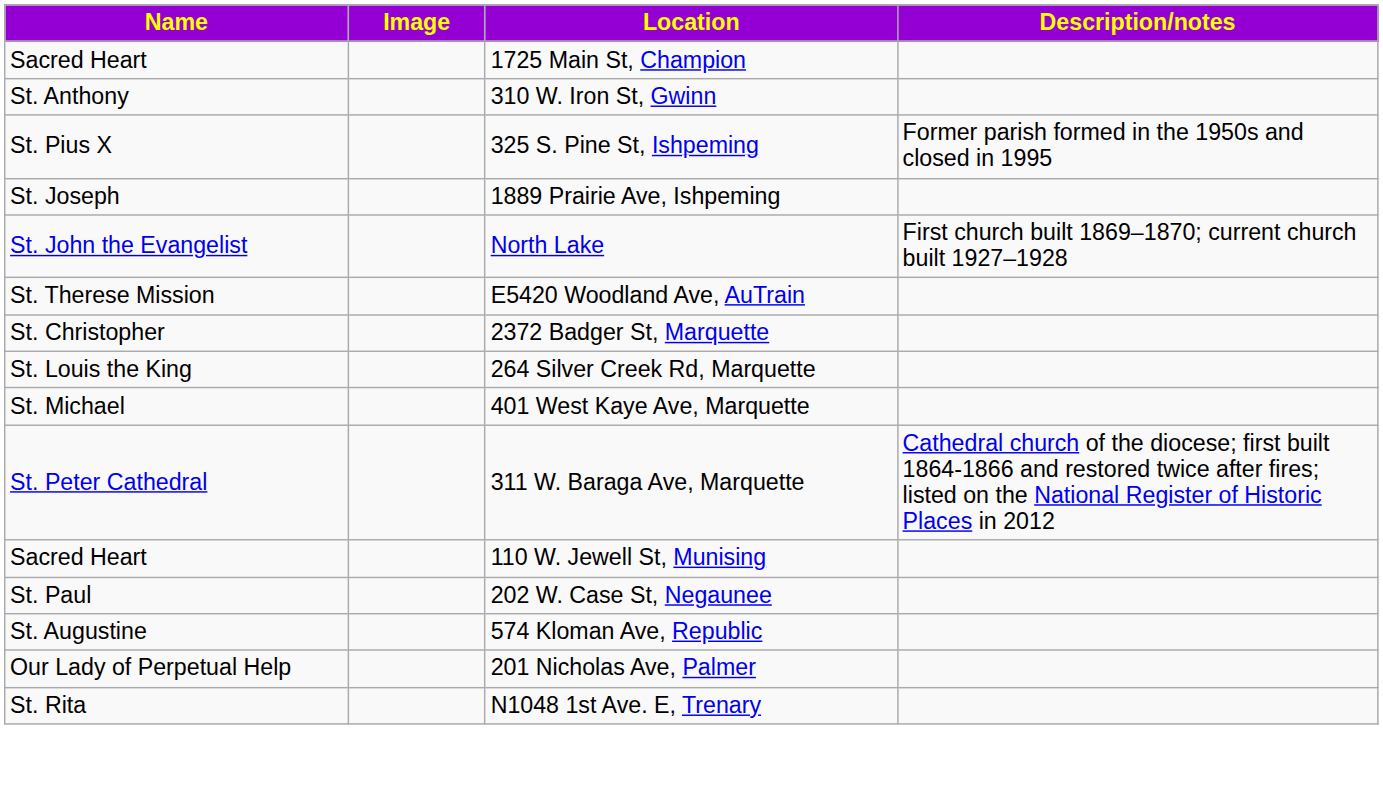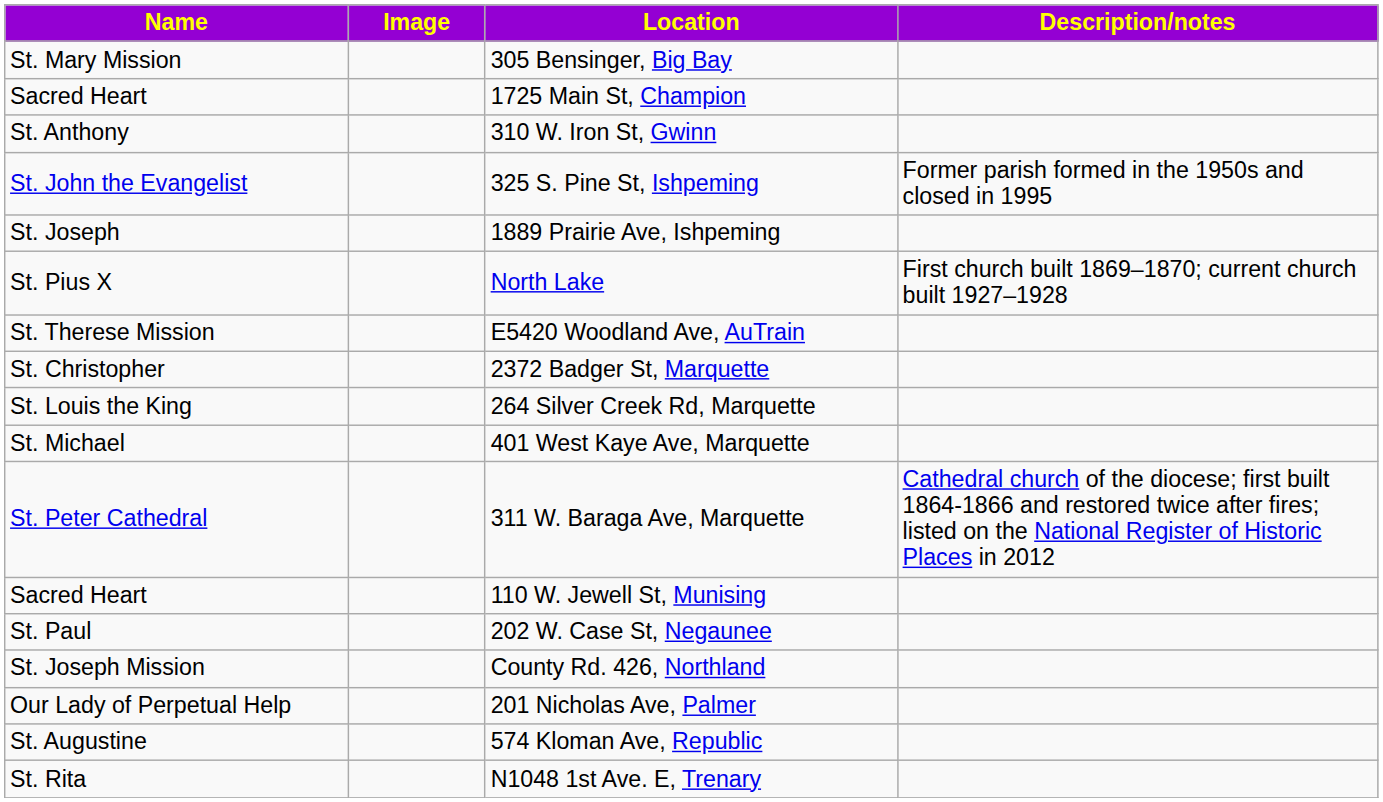+ row: (611, 59)
(61, 146) St. Pius X -> (129, 183) St. John the Evangelist
(129, 246) St. John the Evangelist -> (61, 282) St. Pius X
+ row: (628, 668)
rows swapped: (623, 668) <-> (627, 631)
